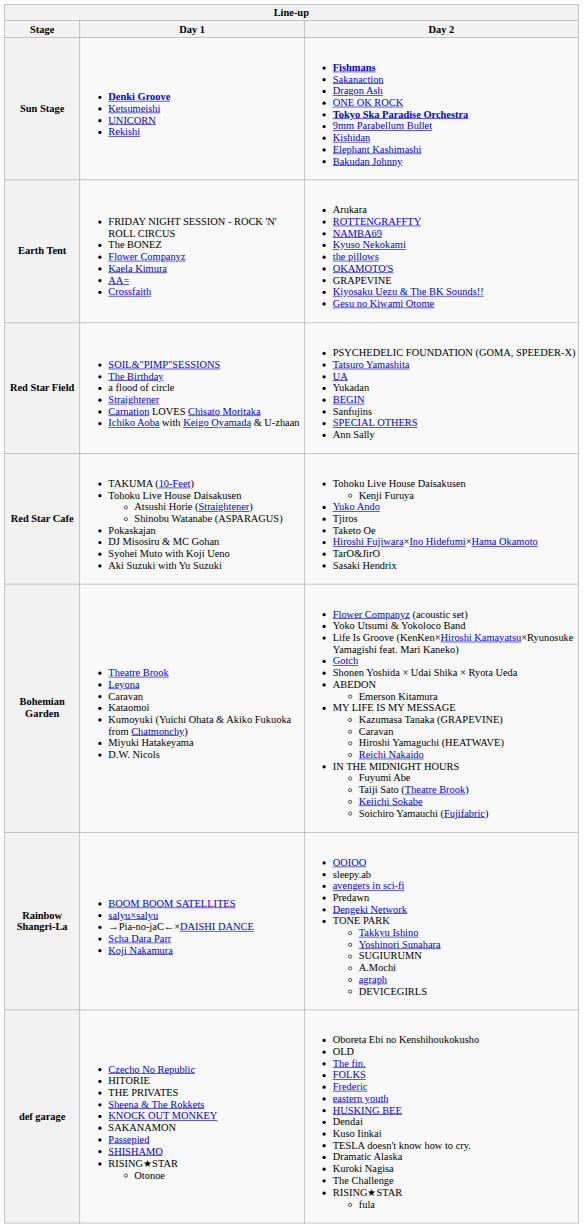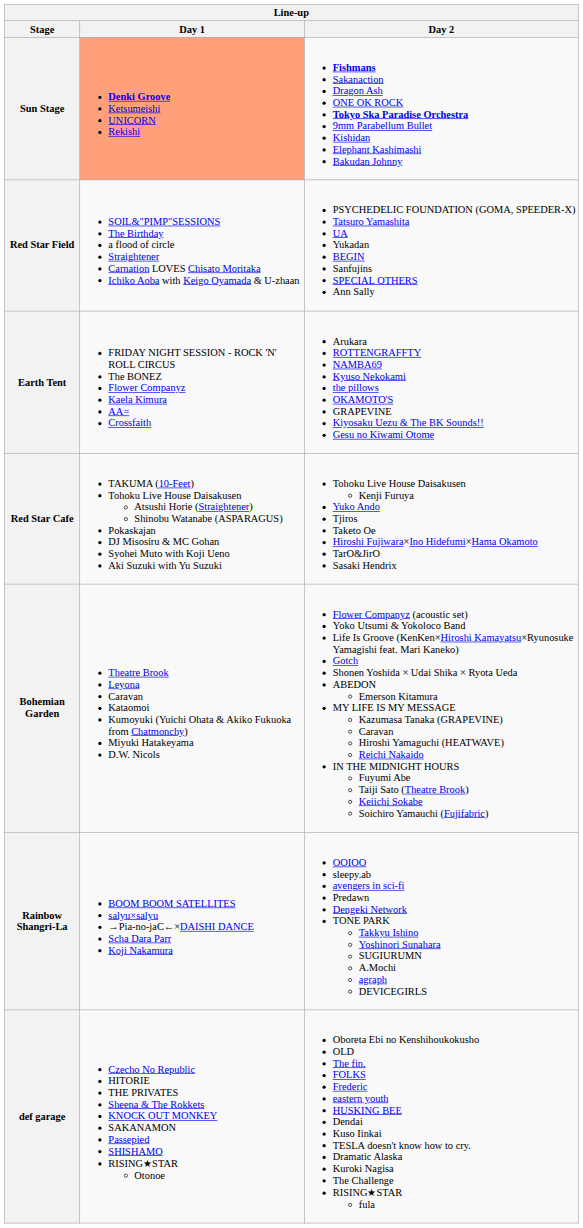(192, 114) no background -> (192, 114) lightsalmon background
rows swapped: (42, 251) <-> (42, 388)
